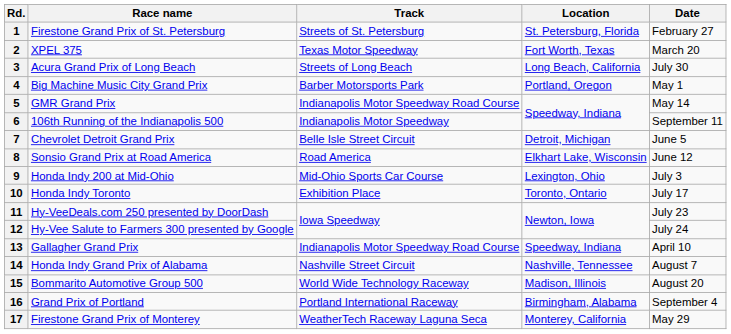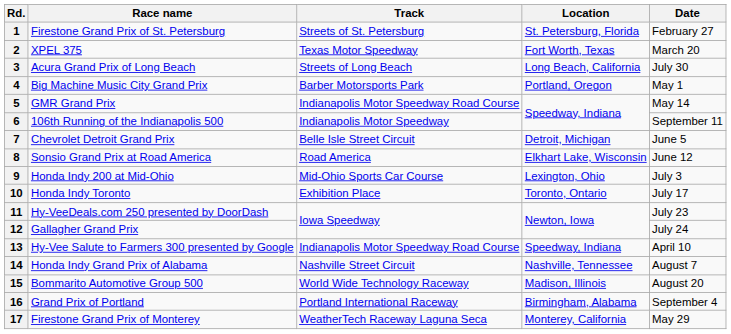(162, 229) Hy-Vee Salute to Farmers 300 presented by Google -> (85, 229) Gallagher Grand Prix
(85, 247) Gallagher Grand Prix -> (162, 247) Hy-Vee Salute to Farmers 300 presented by Google
